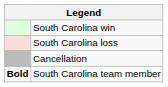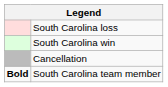rows swapped: (74, 28) <-> (75, 43)
